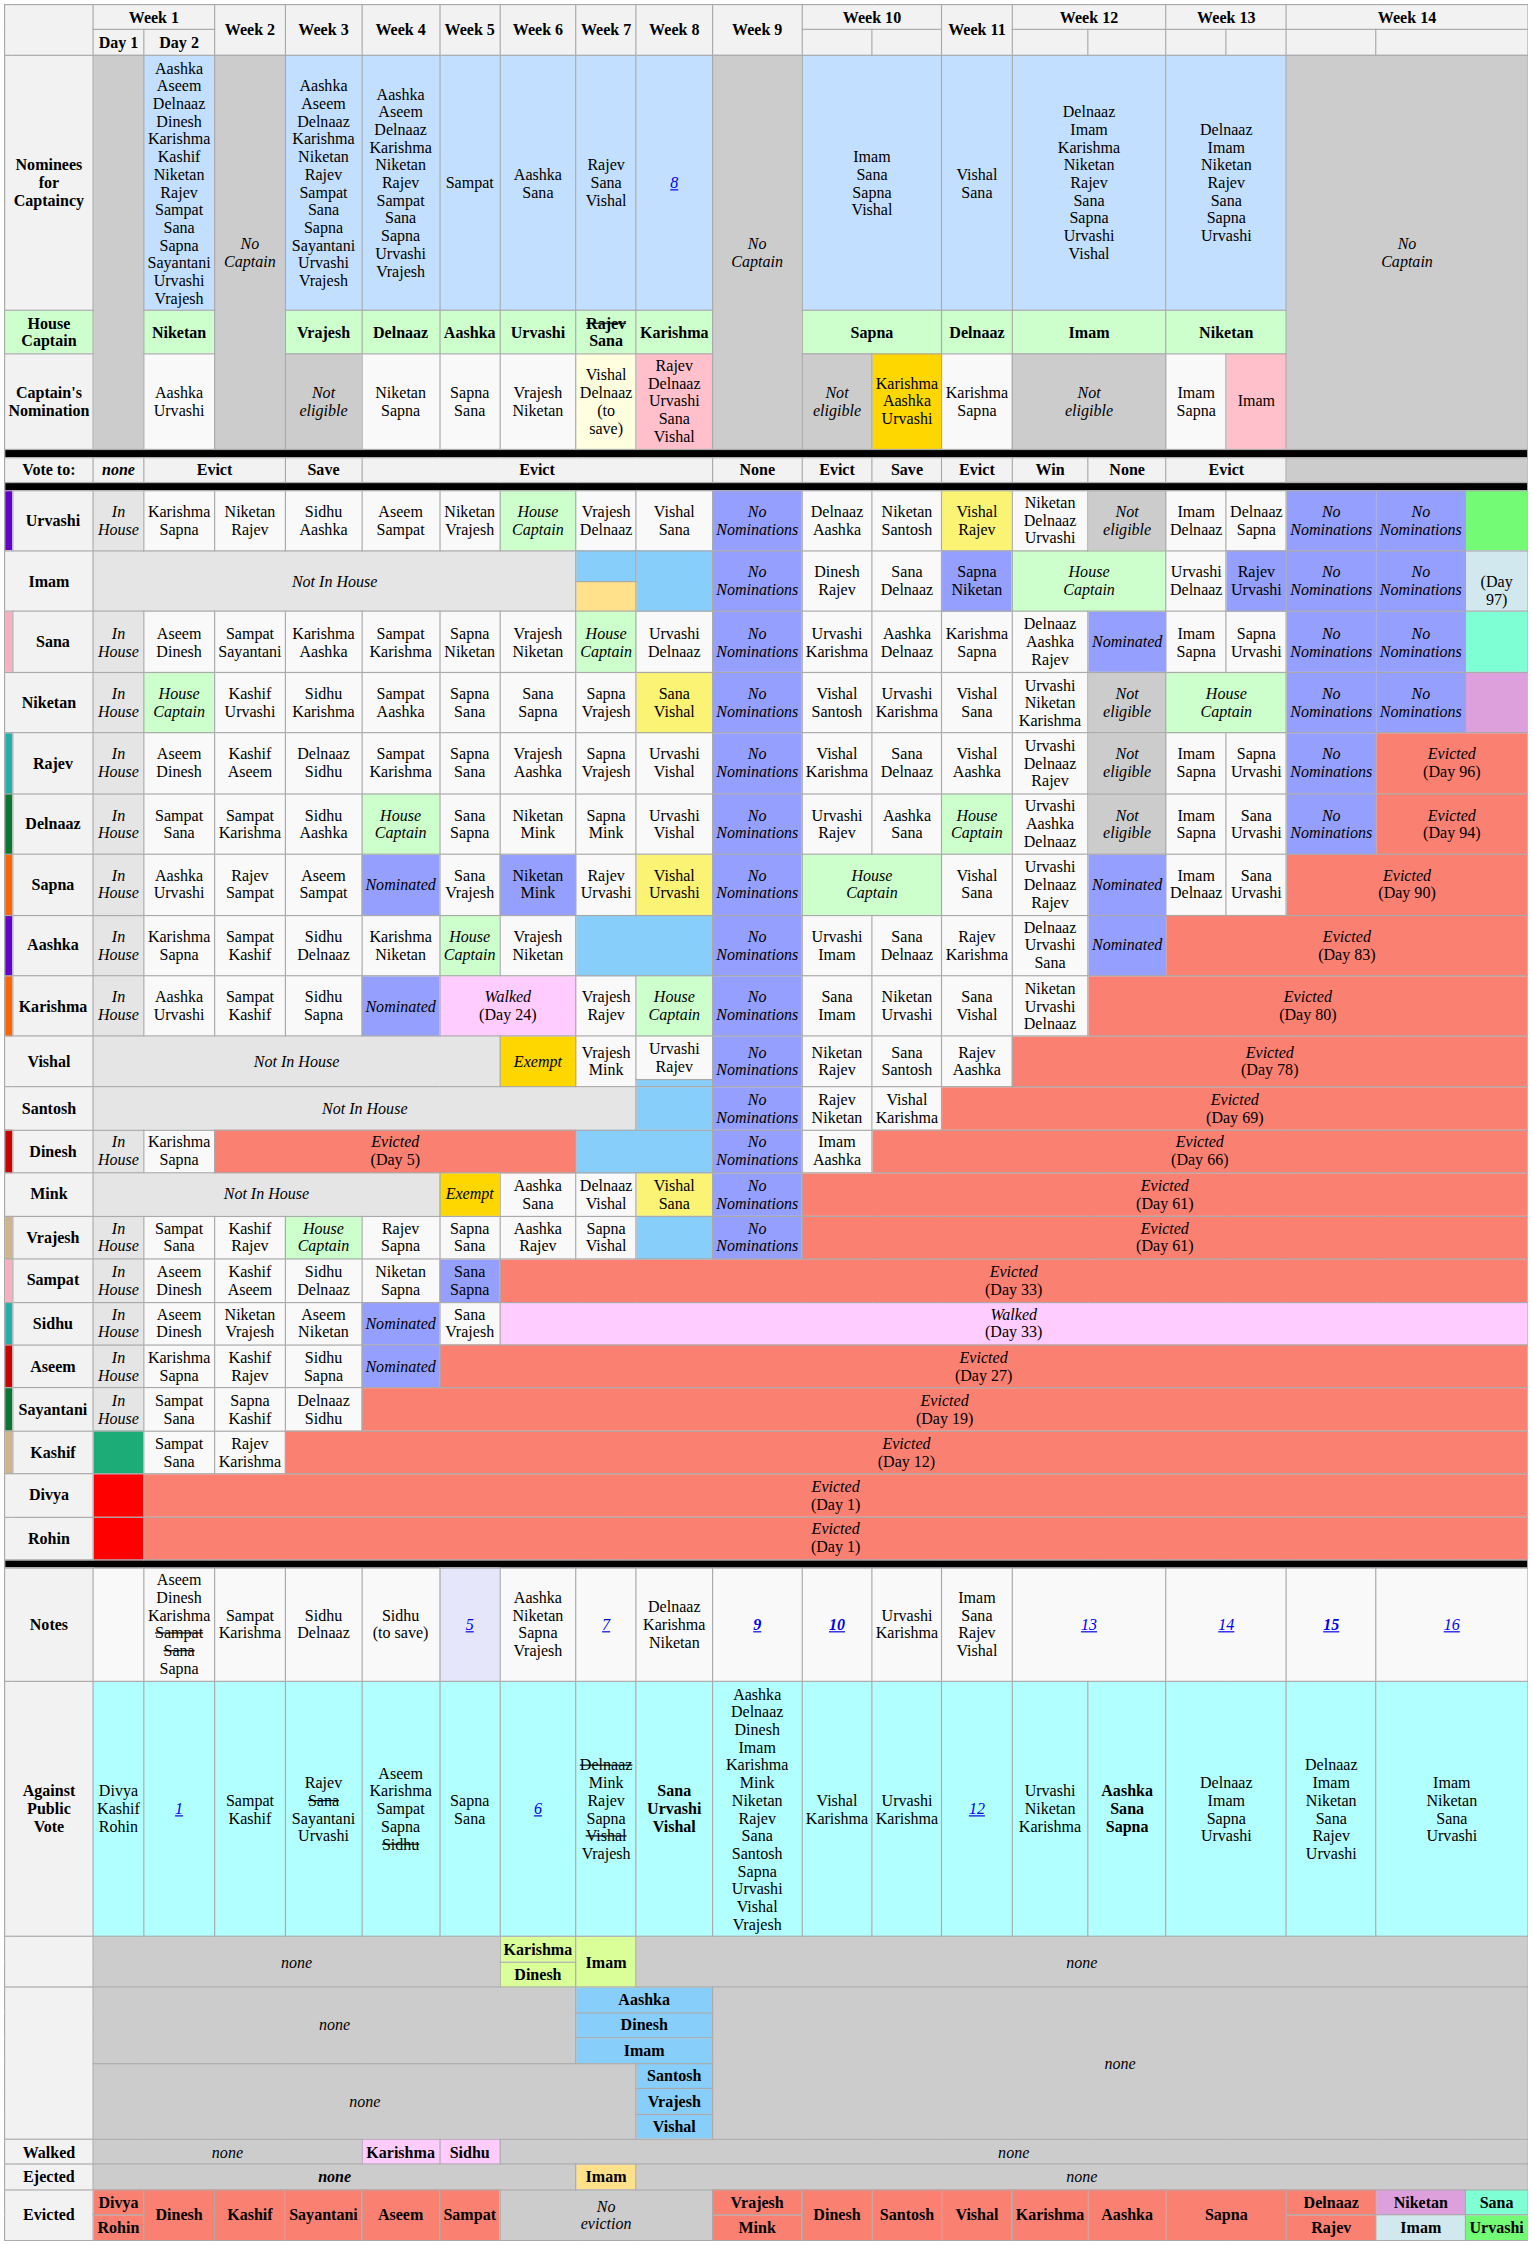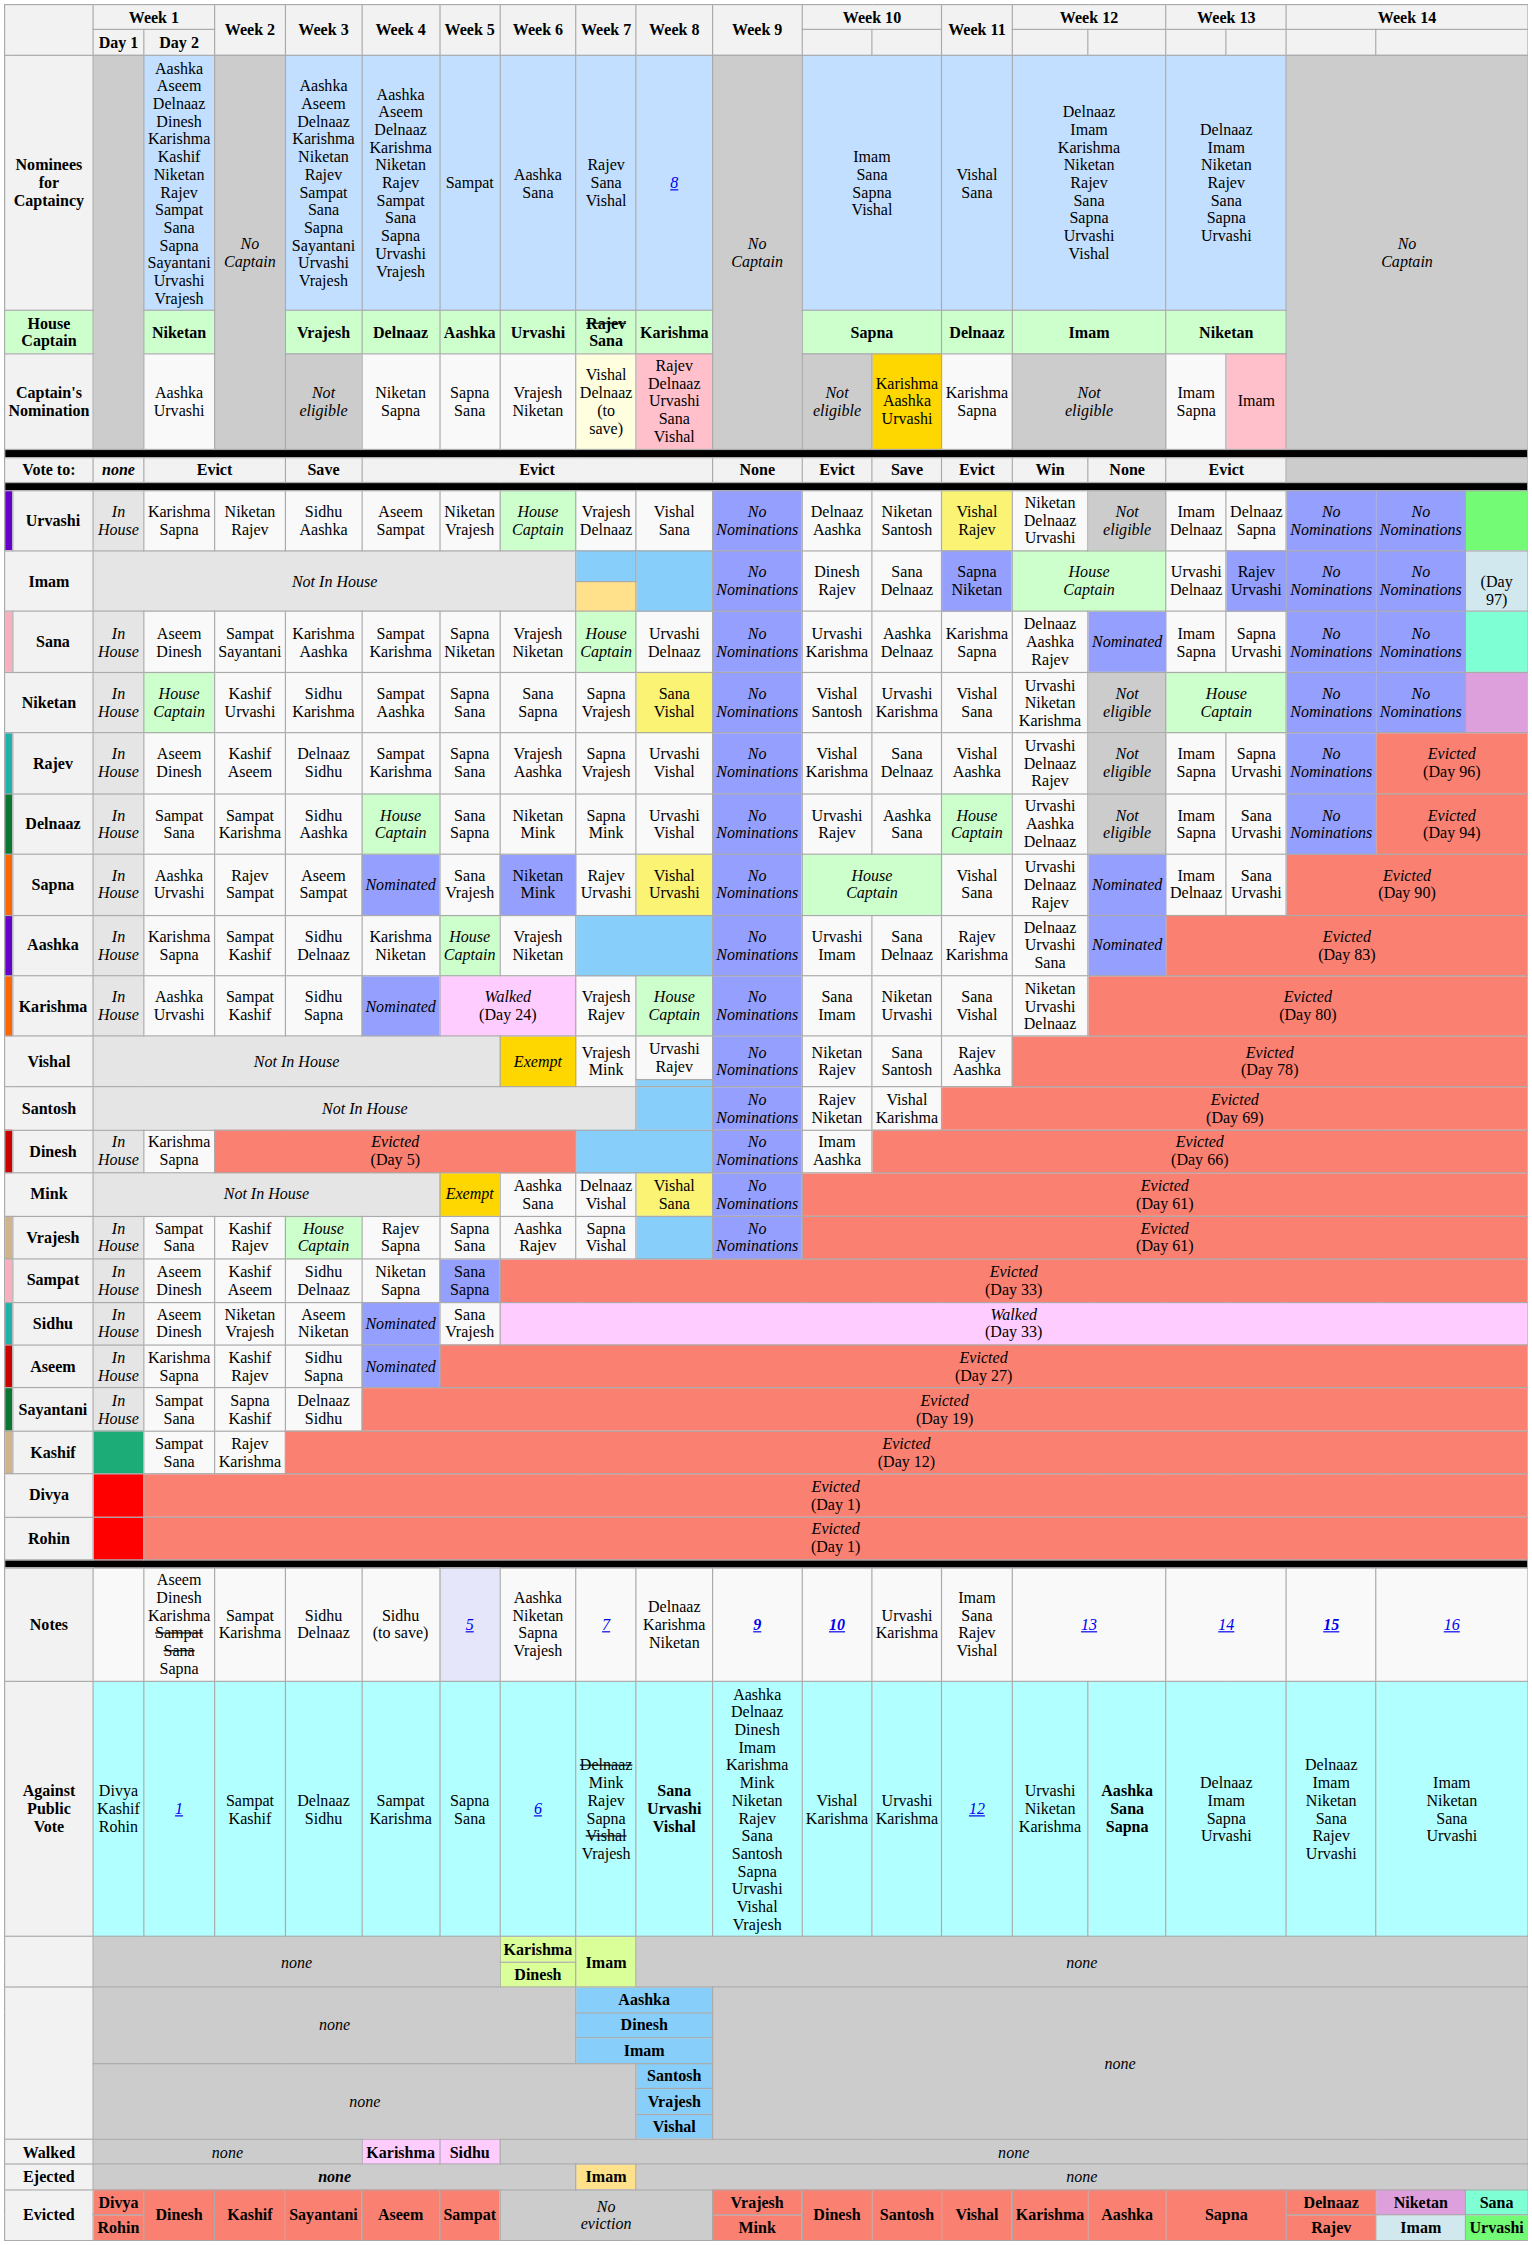(323, 1809) Rajev Sana Sayantani Urvashi -> (323, 1809) Delnaaz Sidhu
(401, 1809) Aseem Karishma Sampat Sapna Sidhu -> (401, 1809) Sampat Karishma
